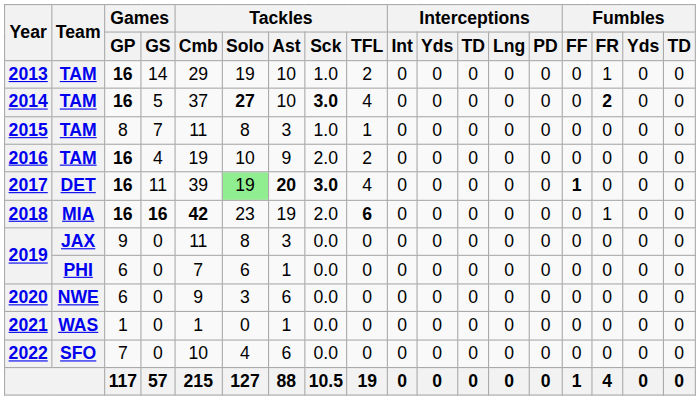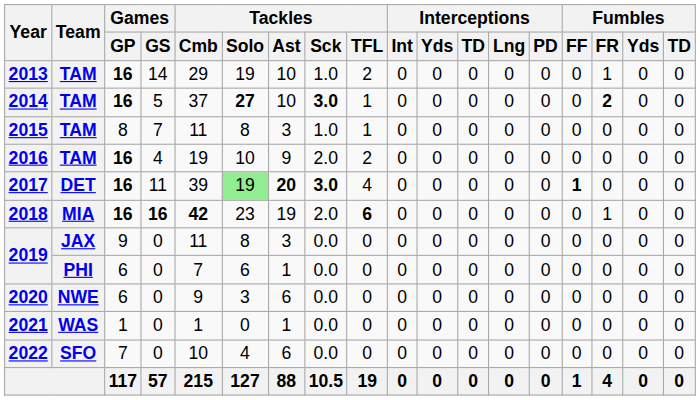(367, 102) 4 -> (367, 102) 1
